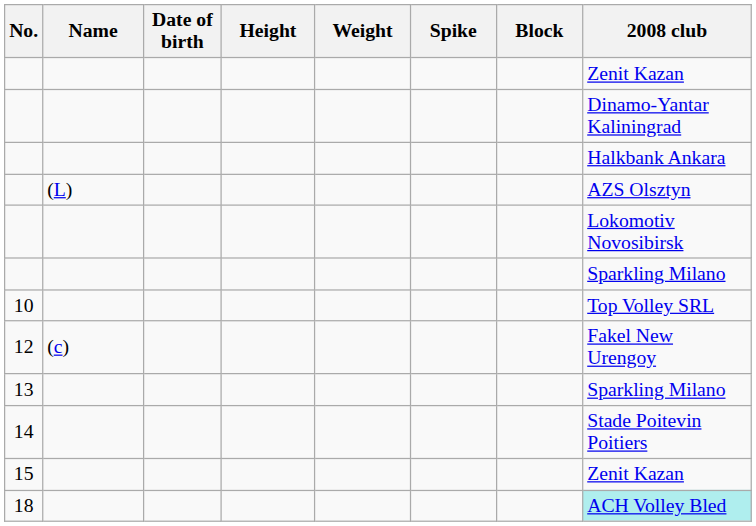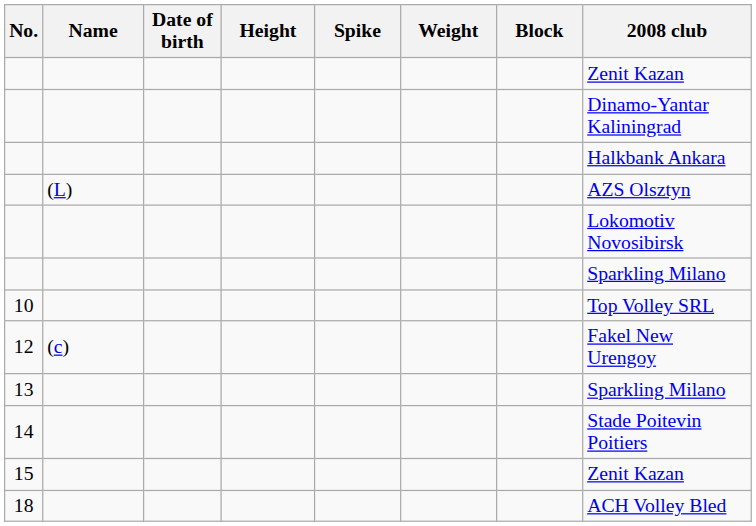columns swapped: (362, 31) <-> (453, 31)
(657, 505) paleturquoise background -> (657, 505) no background
